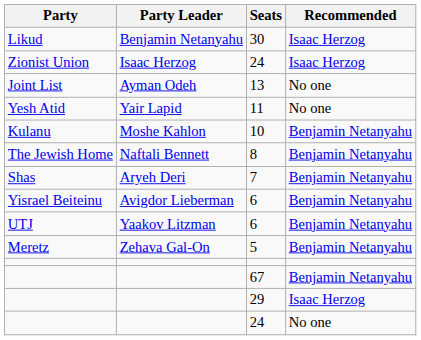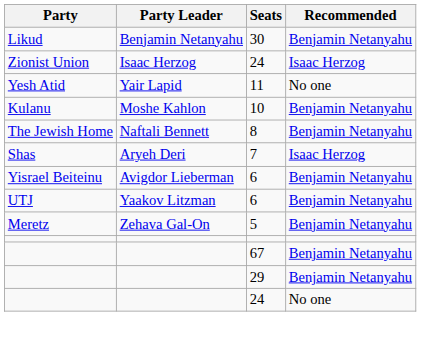(327, 39) Isaac Herzog -> (350, 39) Benjamin Netanyahu
- row: (35, 85)
(350, 177) Benjamin Netanyahu -> (327, 154) Isaac Herzog
(327, 299) Isaac Herzog -> (350, 276) Benjamin Netanyahu
